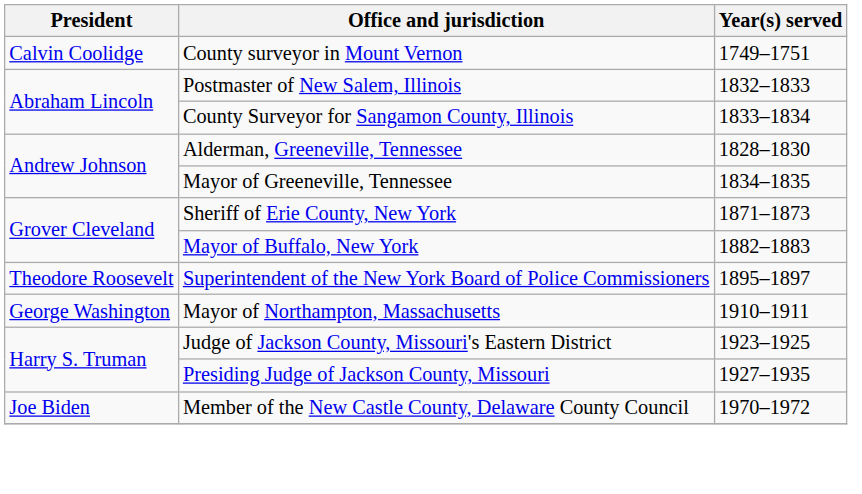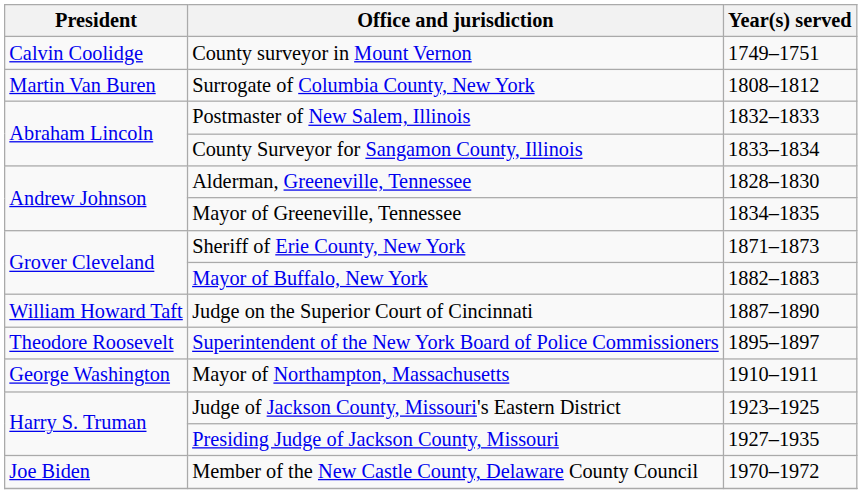+ row: (363, 85)
+ row: (363, 310)
